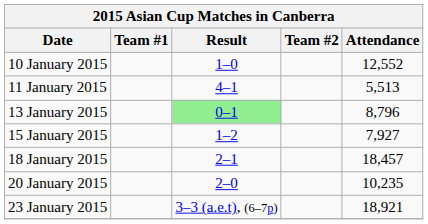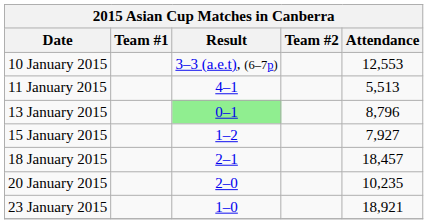(227, 64) 1–0 -> (227, 64) 3–3 (a.e.t), (6–7p)
(383, 64) 12,552 -> (383, 64) 12,553
(227, 207) 3–3 (a.e.t), (6–7p) -> (227, 207) 1–0
